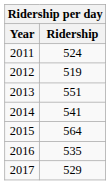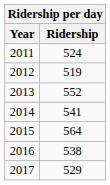(72, 92) 551 -> (72, 92) 552
(72, 151) 535 -> (72, 151) 538
